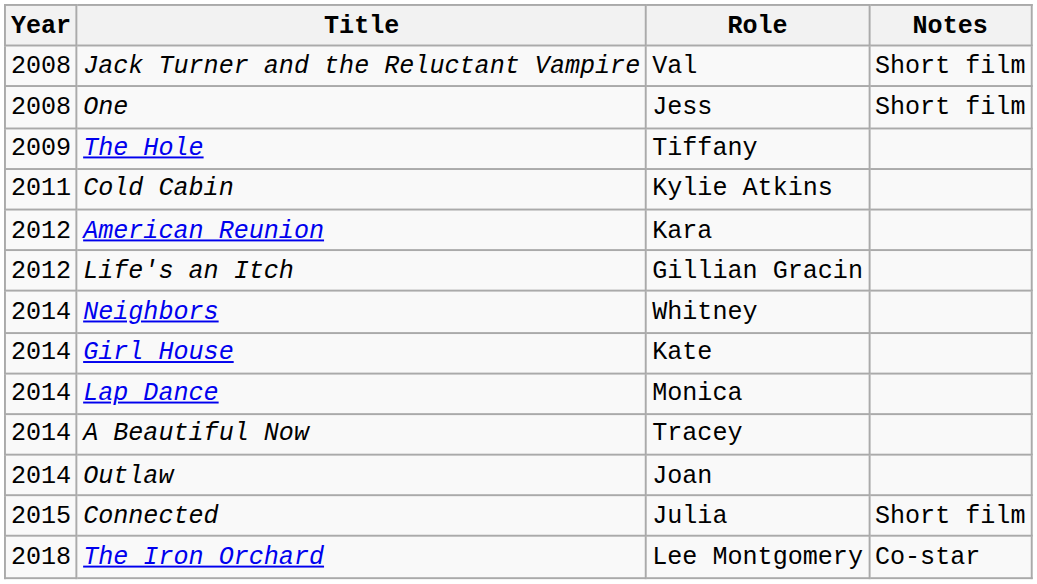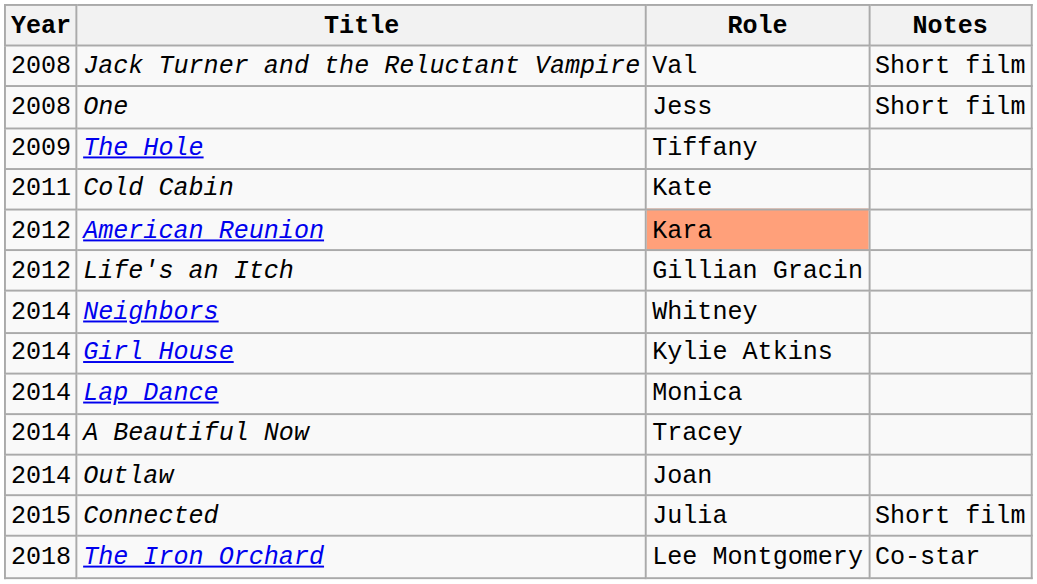(743, 189) Kylie Atkins -> (682, 189) Kate
(682, 230) no background -> (682, 230) lightsalmon background
(682, 353) Kate -> (743, 353) Kylie Atkins
